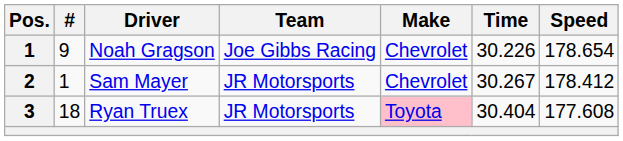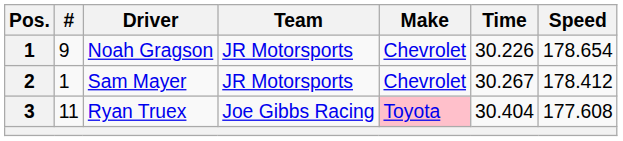(300, 51) Joe Gibbs Racing -> (288, 51) JR Motorsports
(70, 112) 18 -> (69, 112) 11
(289, 112) JR Motorsports -> (298, 112) Joe Gibbs Racing
